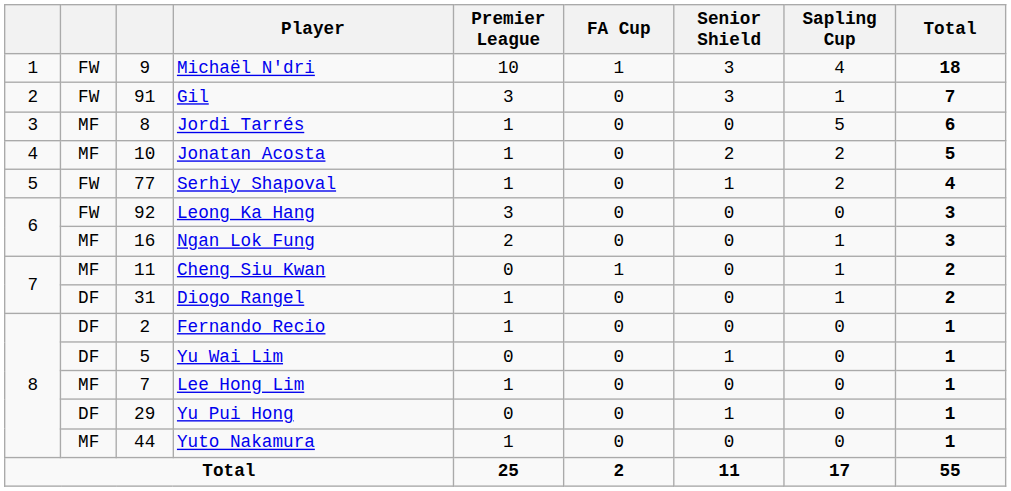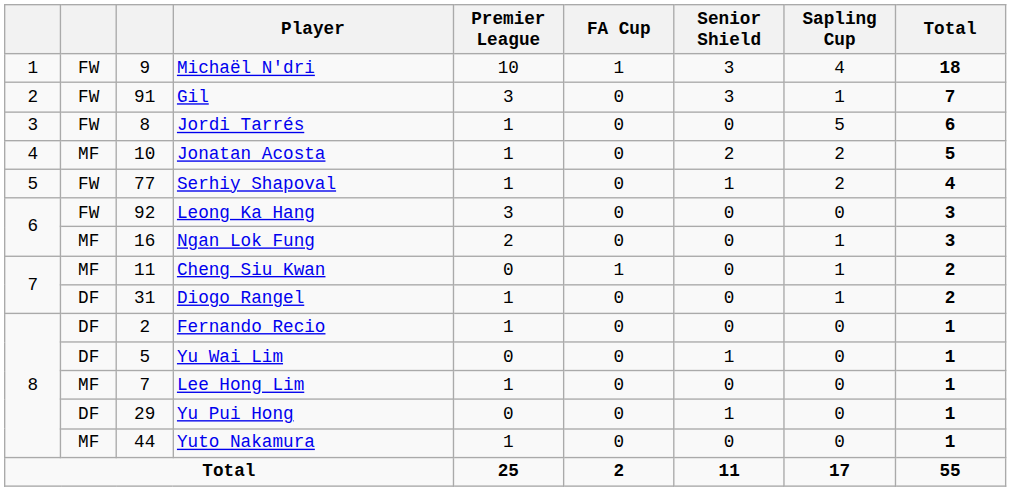(89, 126) MF -> (89, 126) FW
